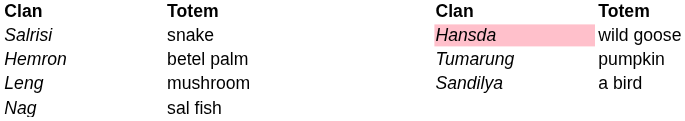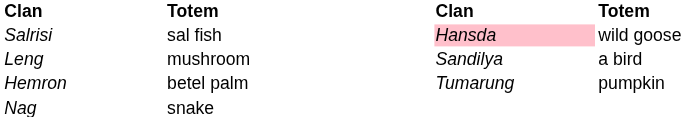(191, 35) snake -> (194, 35) sal fish
rows swapped: (24, 83) <-> (36, 59)
(194, 107) sal fish -> (191, 107) snake
